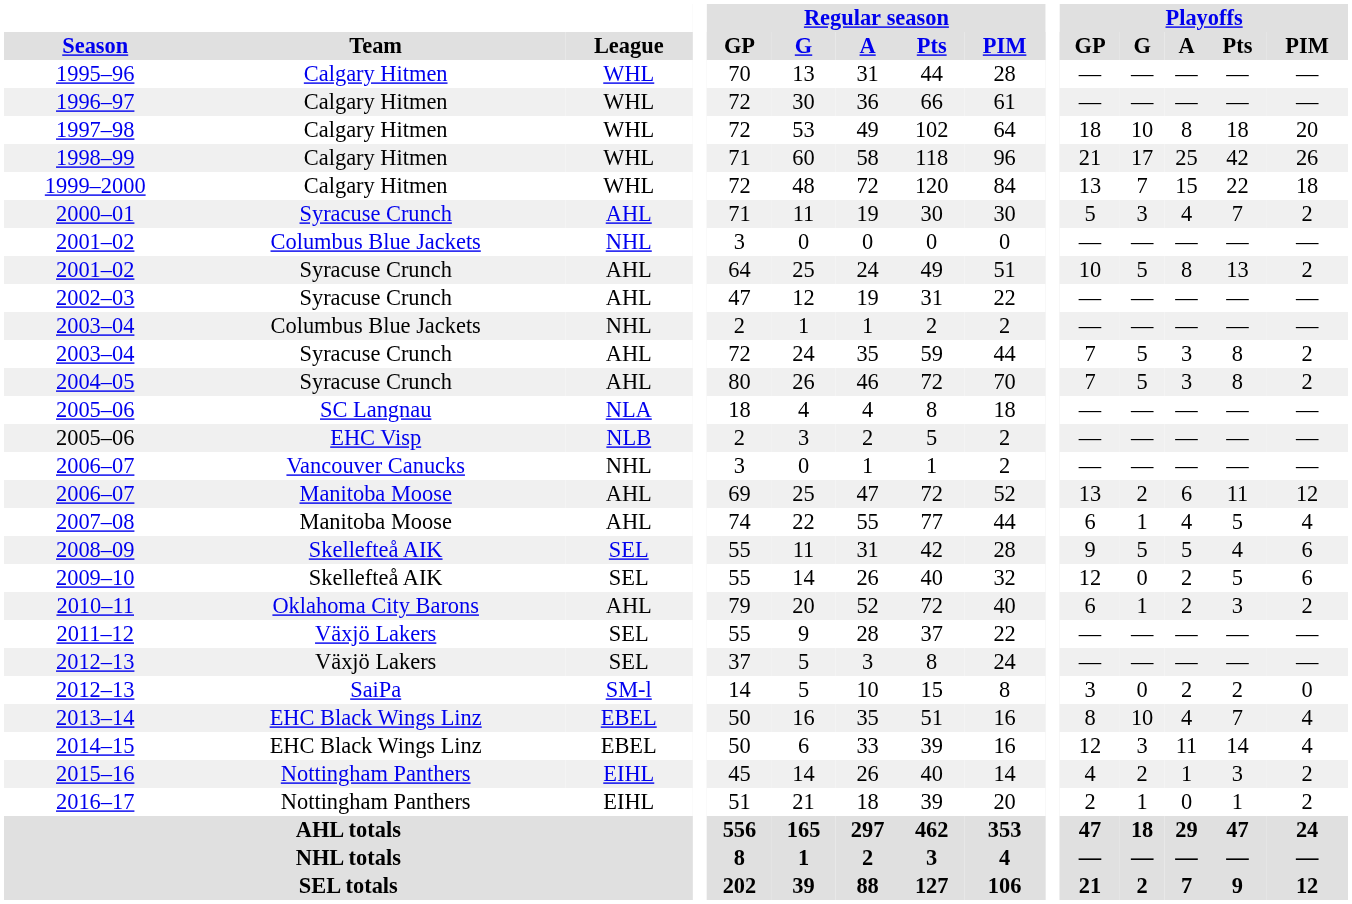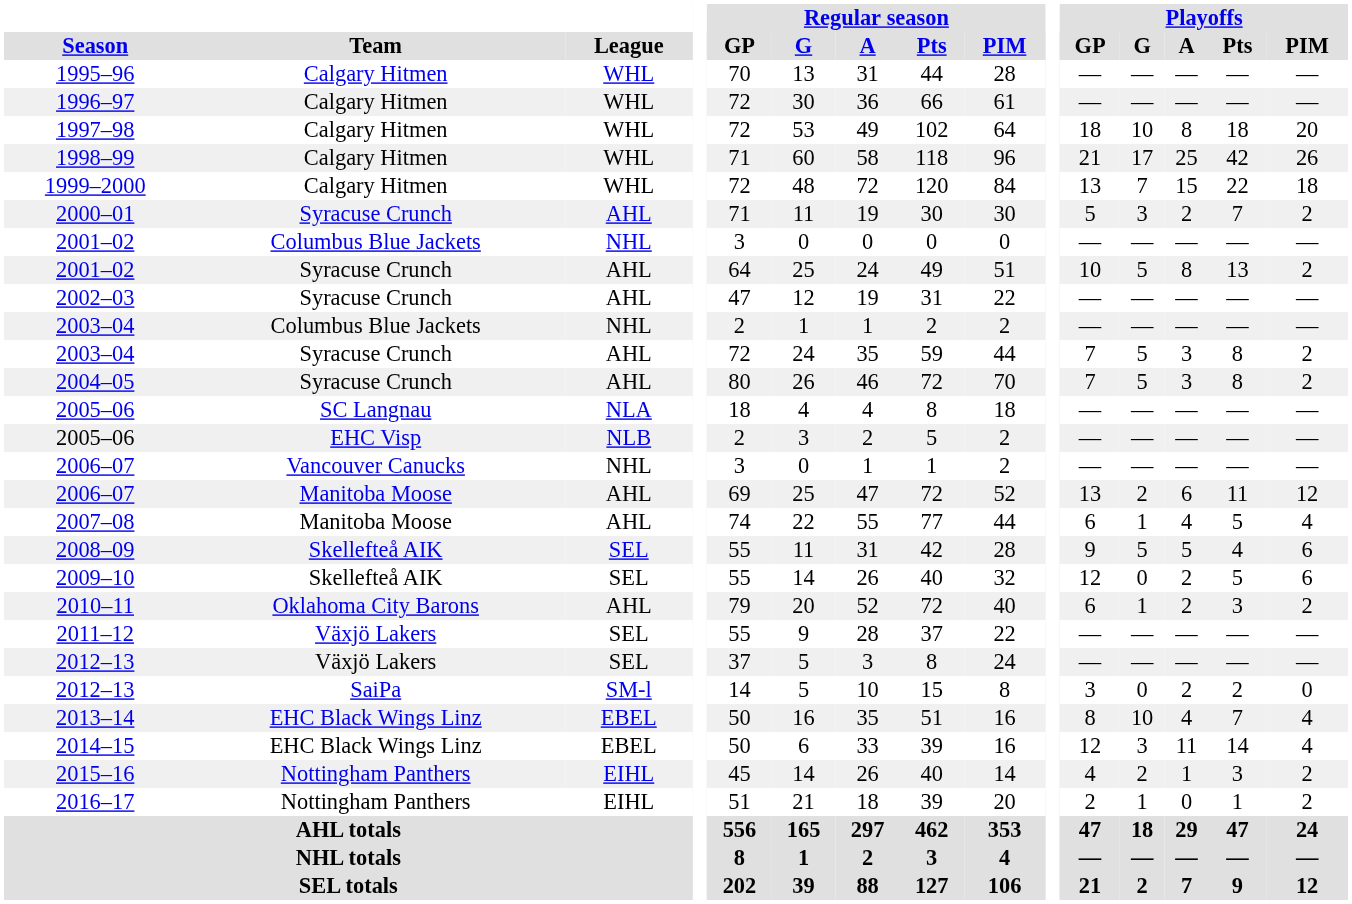(1186, 213) 4 -> (1186, 213) 2
